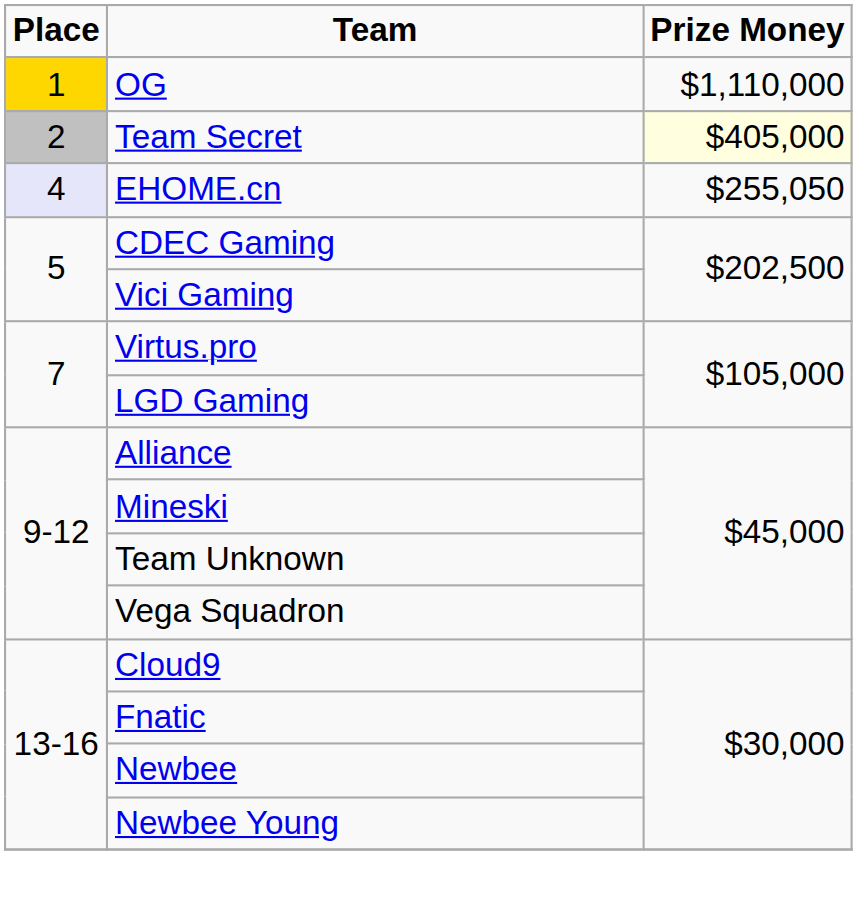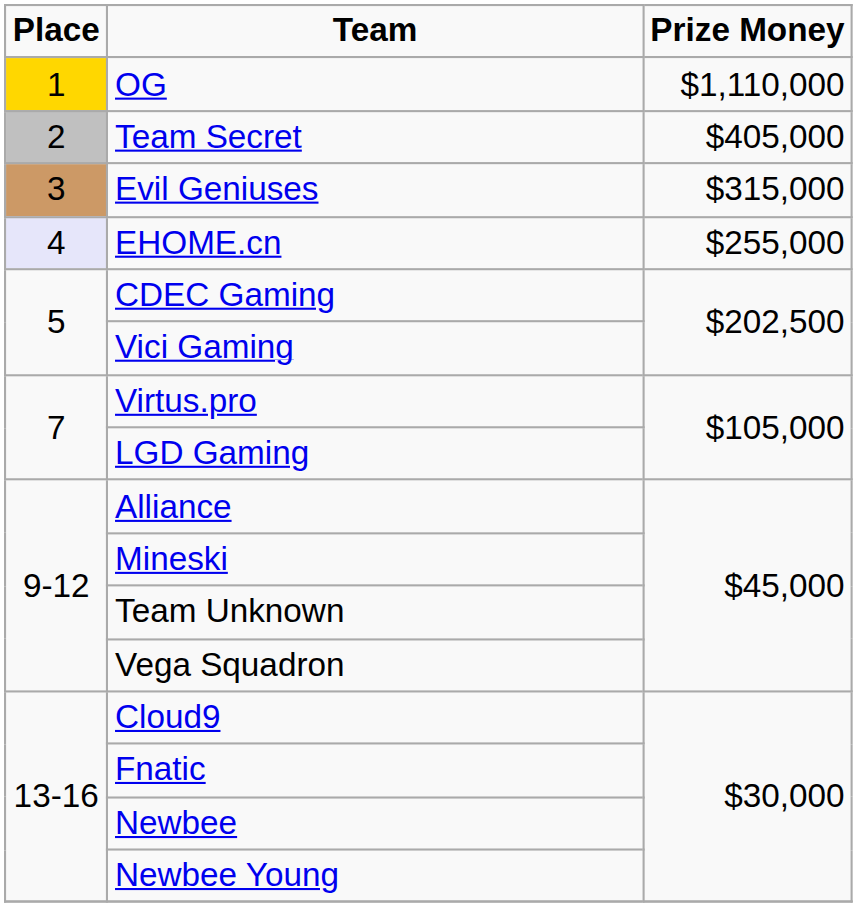(775, 136) lightyellow background -> (775, 136) no background
+ row: (217, 189)
(775, 189) $255,050 -> (775, 242) $255,000
